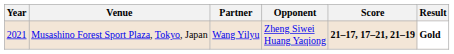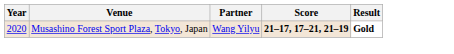- column: (295, 13)
(17, 35) 2021 -> (17, 29) 2020
